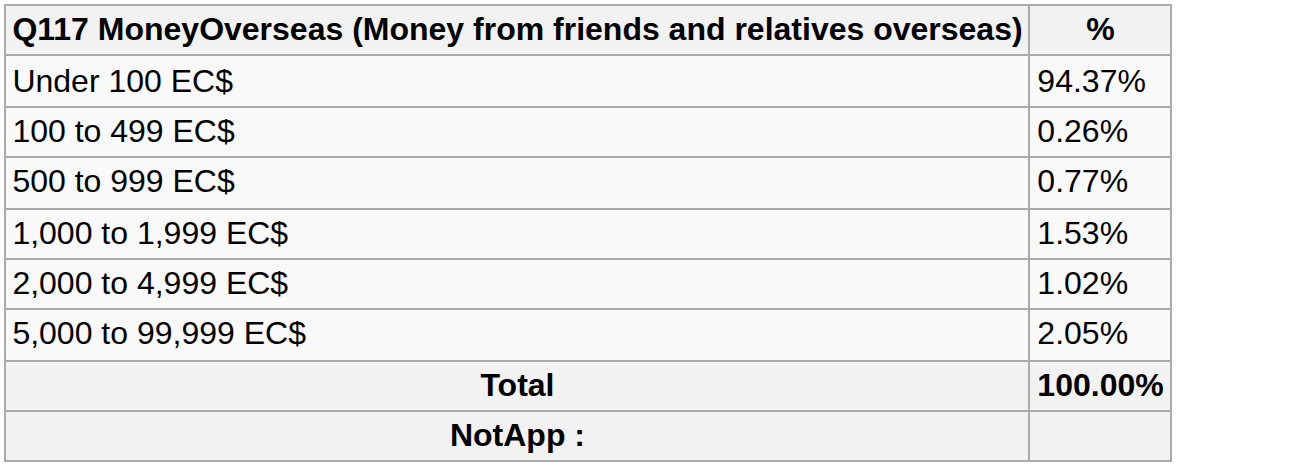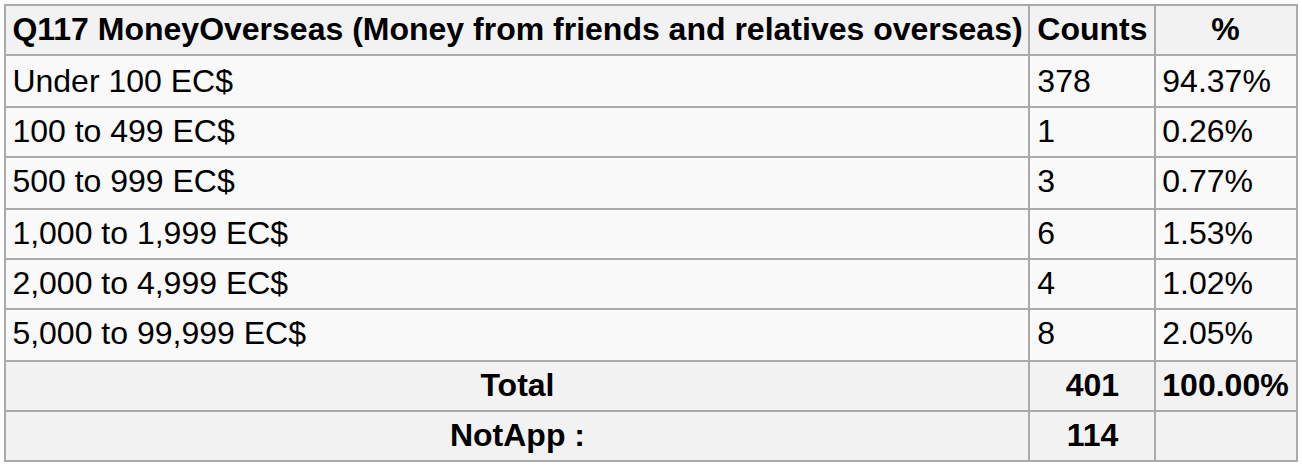+ column: (1092, 29)
